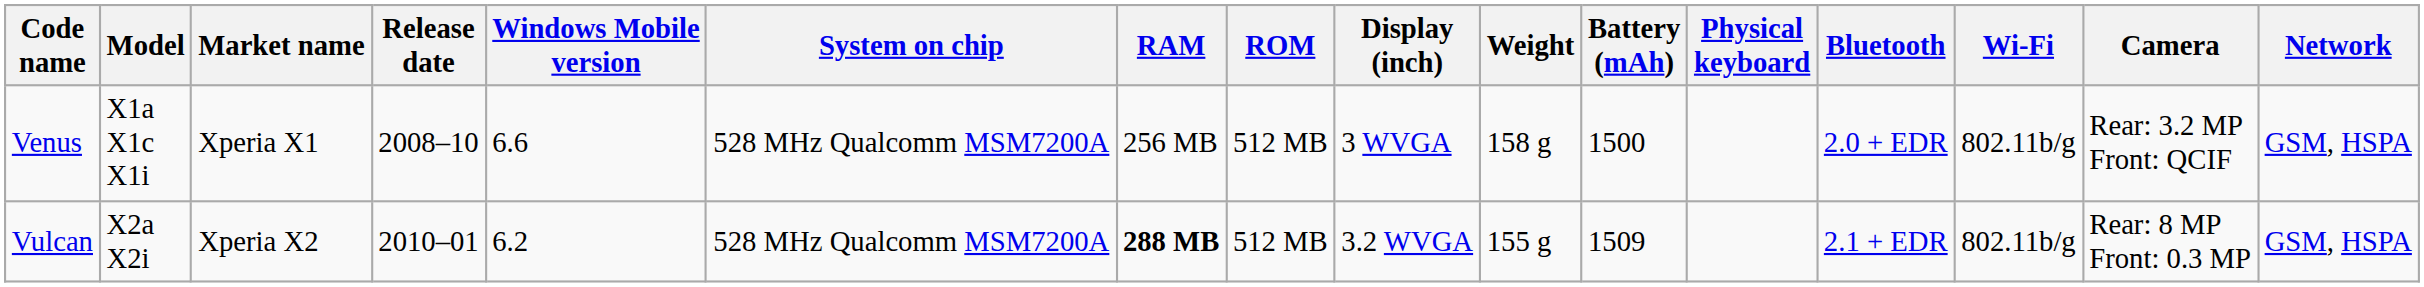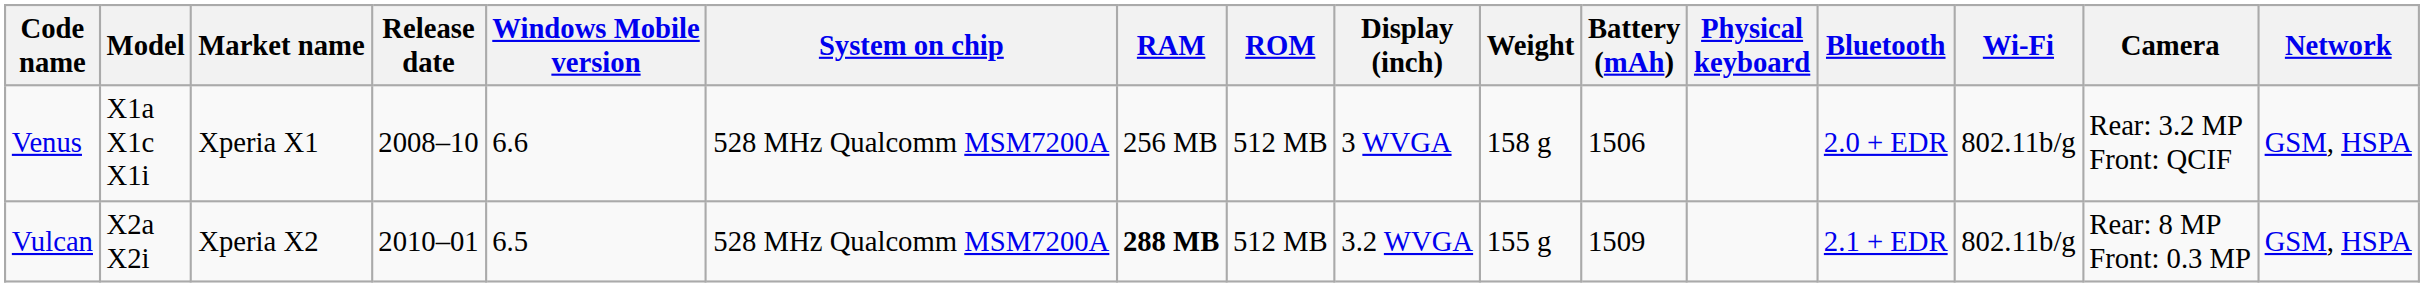(1617, 142) 1500 -> (1617, 142) 1506
(510, 240) 6.2 -> (510, 240) 6.5
